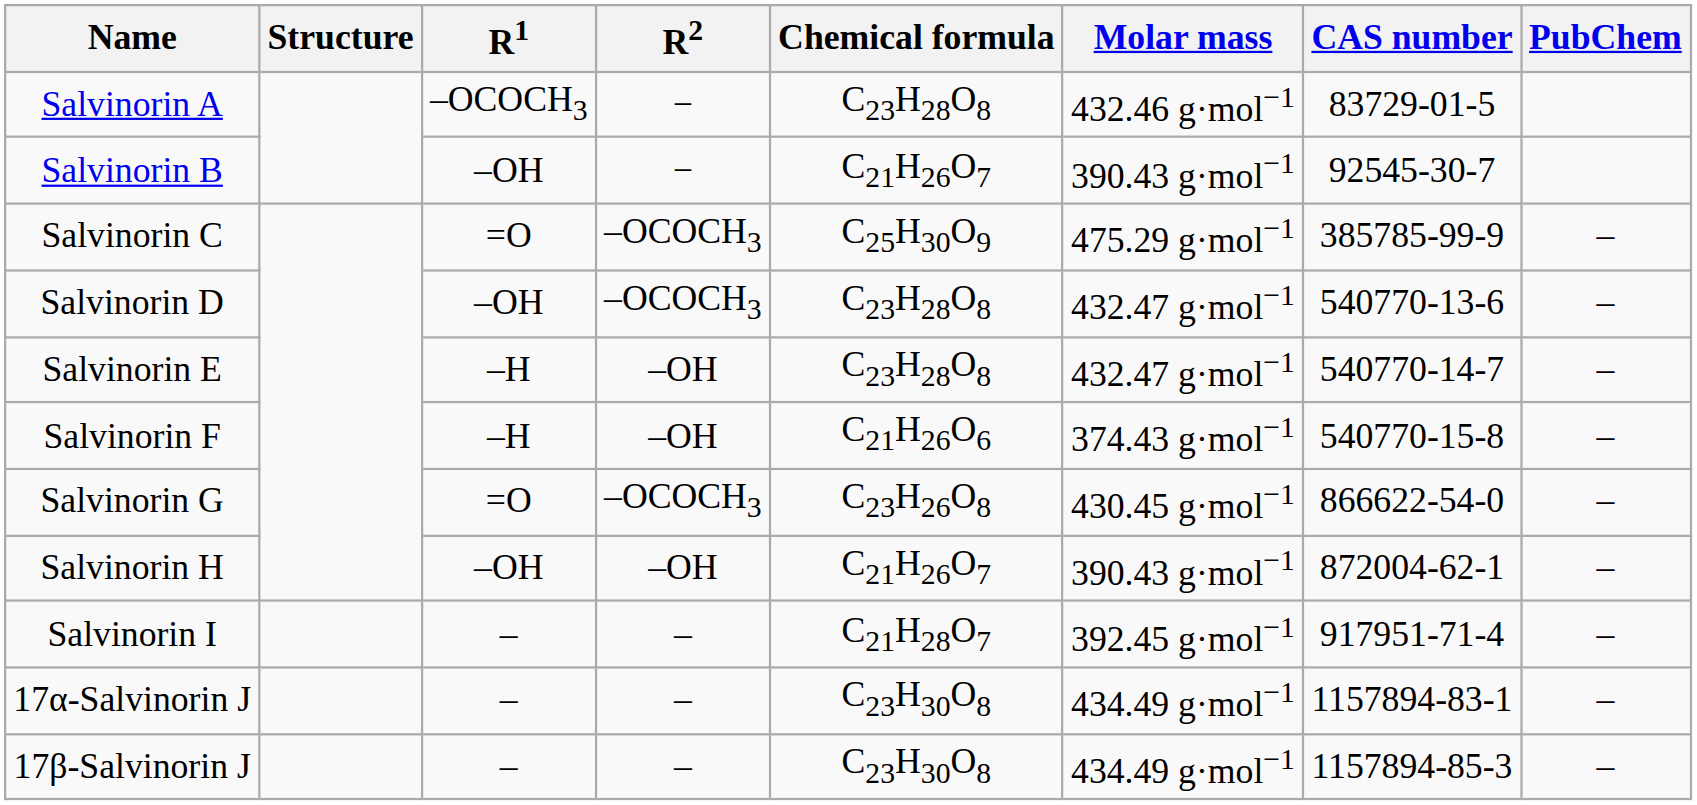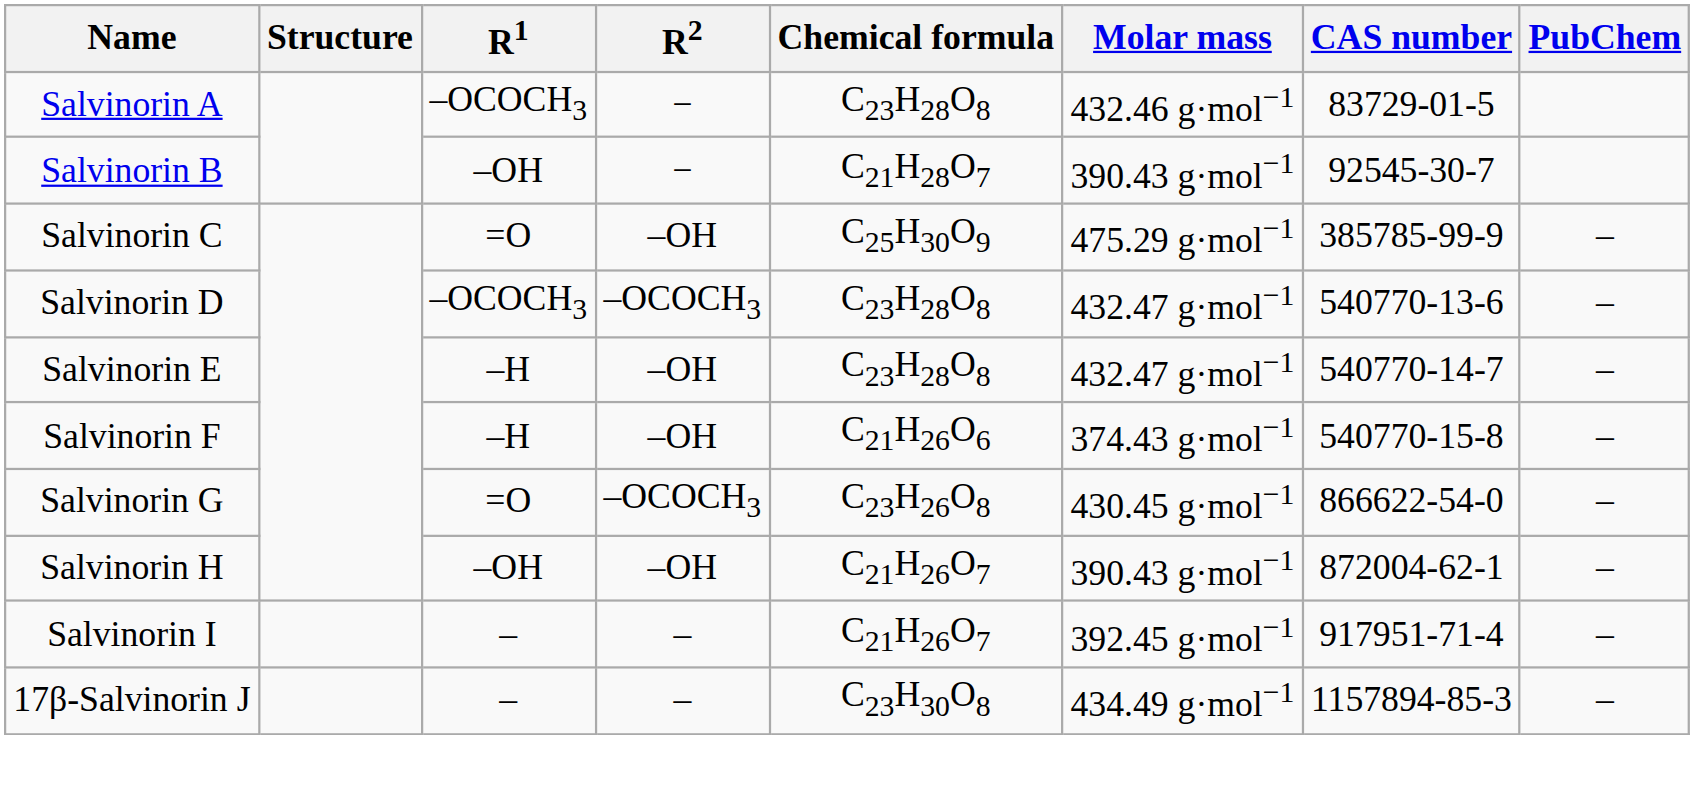(916, 170) C21H26O7 -> (916, 170) C21H28O7
(683, 236) –OCOCH3 -> (682, 236) –OH
(509, 302) –OH -> (508, 302) –OCOCH3
(916, 633) C21H28O7 -> (916, 633) C21H26O7
- row: (132, 699)
